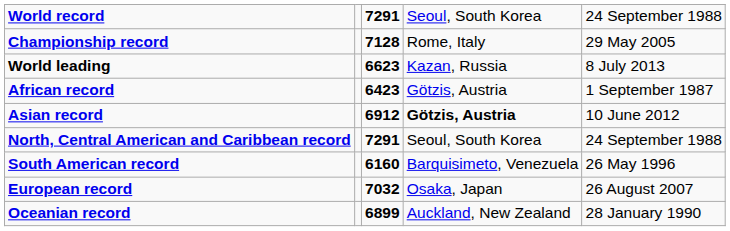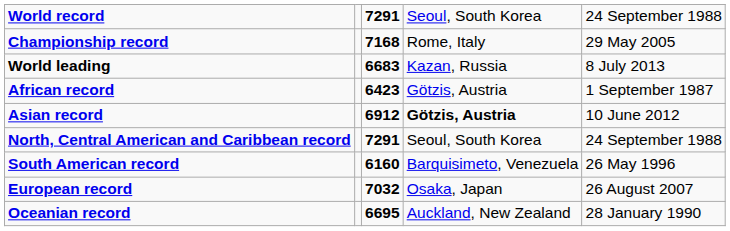(382, 41) 7128 -> (382, 41) 7168
(382, 66) 6623 -> (382, 66) 6683
(382, 213) 6899 -> (382, 213) 6695
